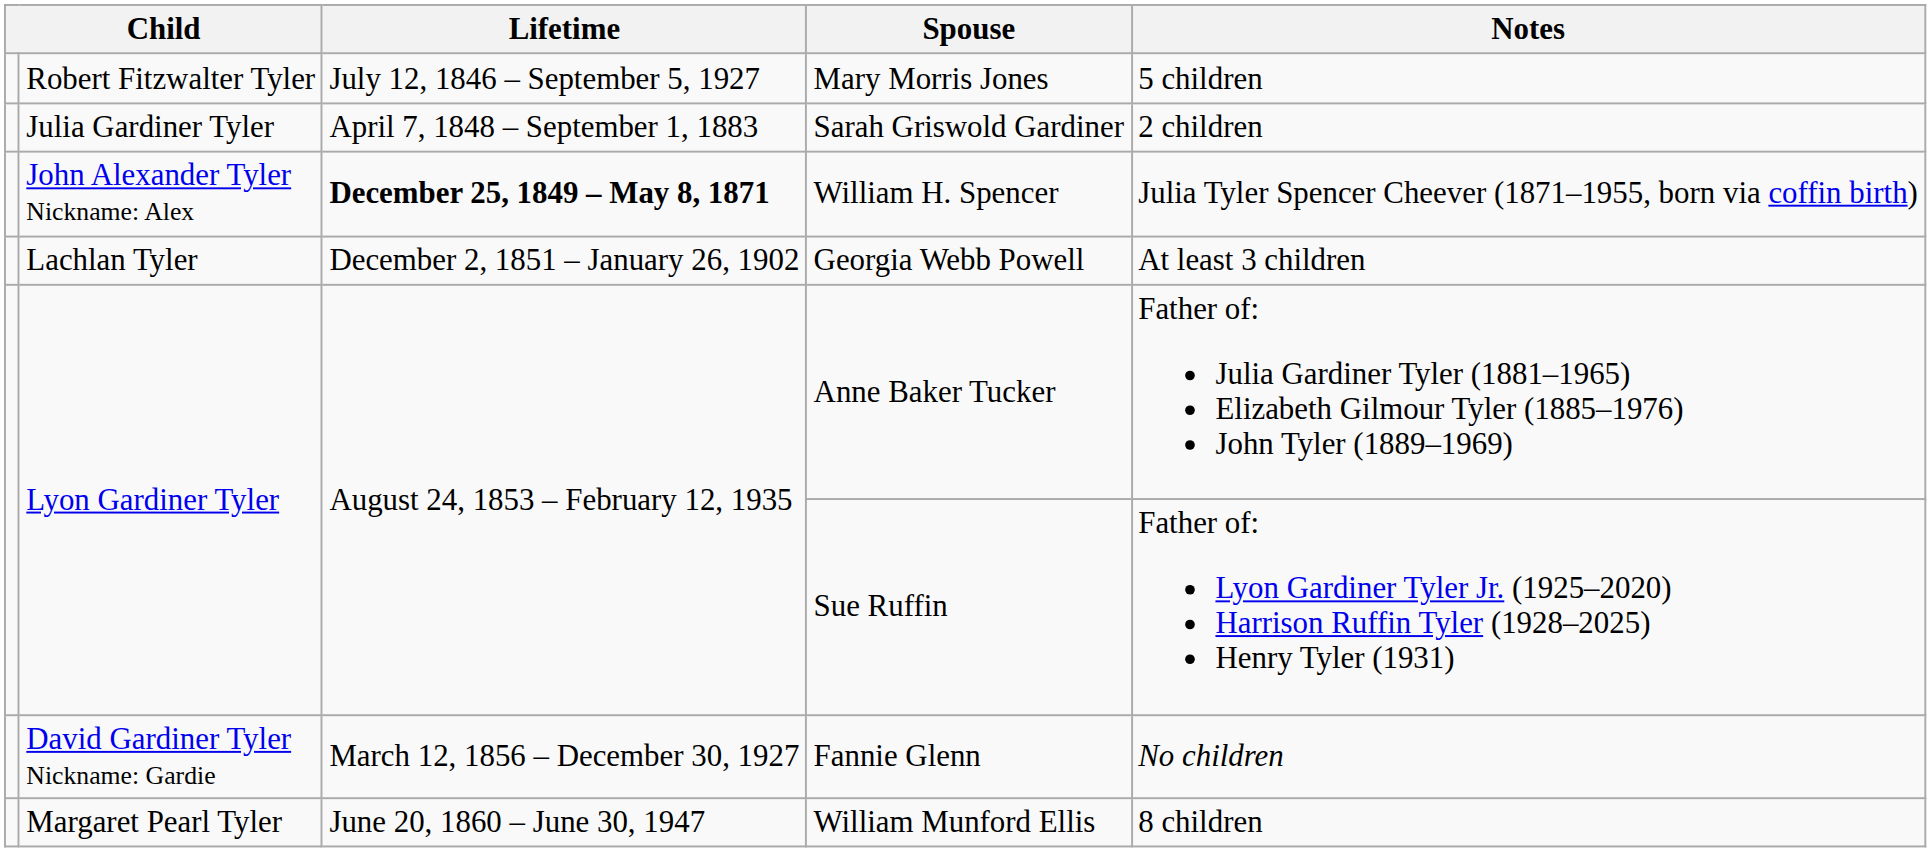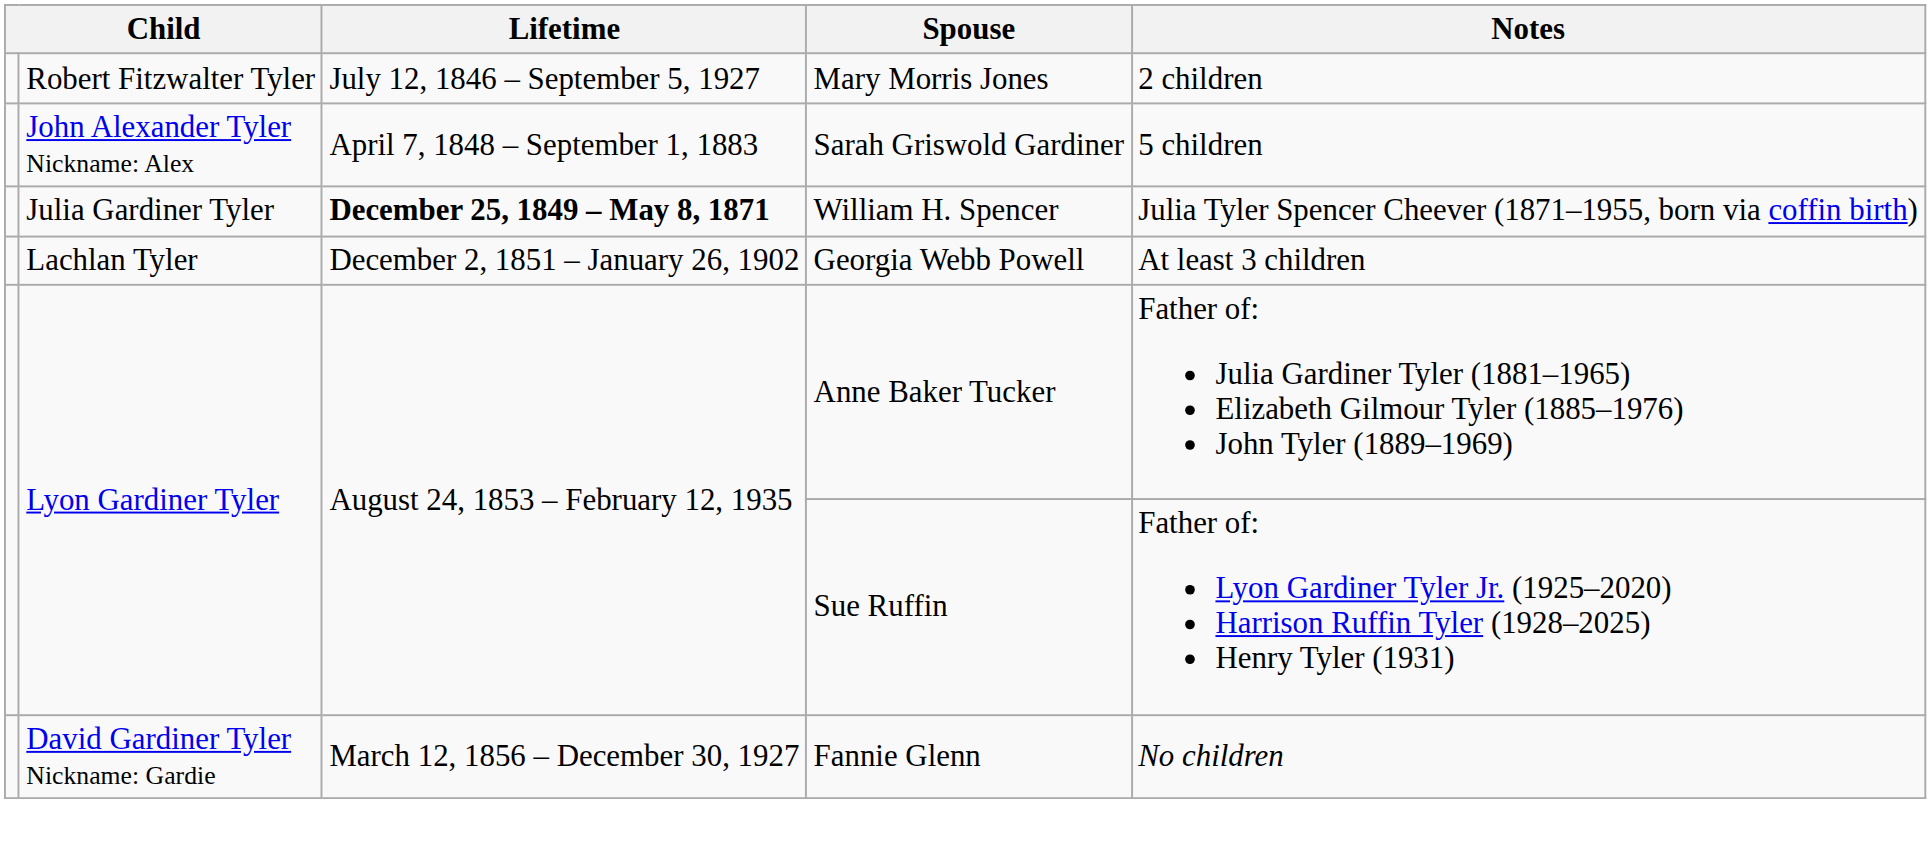(1200, 77) 5 children -> (1200, 77) 2 children
(150, 126) Julia Gardiner Tyler -> (159, 144) John Alexander Tyler Nickname: Alex
(1200, 126) 2 children -> (1200, 144) 5 children
(159, 193) John Alexander Tyler Nickname: Alex -> (150, 210) Julia Gardiner Tyler
- row: (954, 822)
